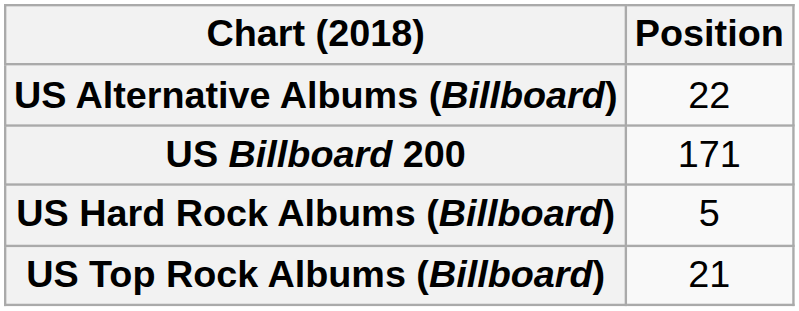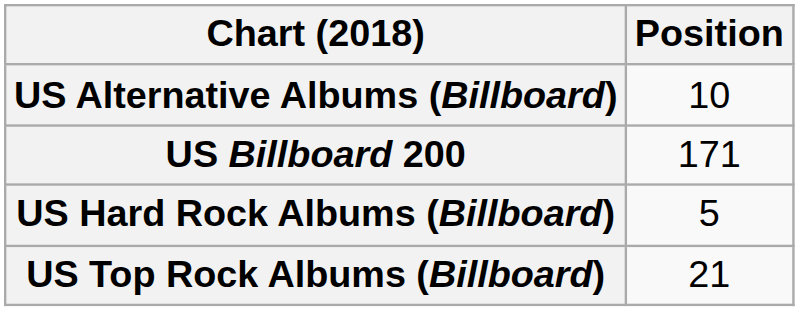(709, 94) 22 -> (709, 94) 10
